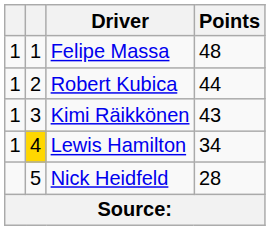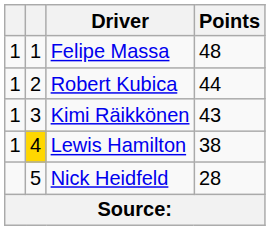(210, 146) 34 -> (210, 146) 38
